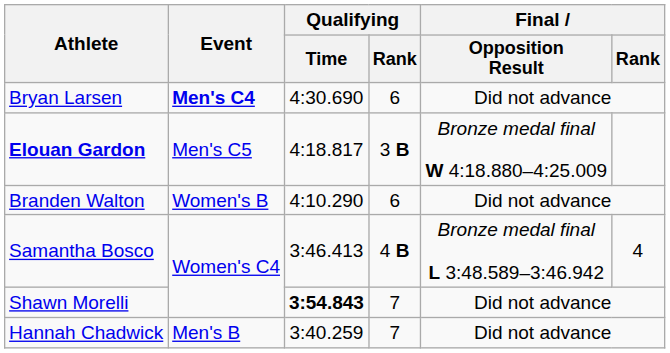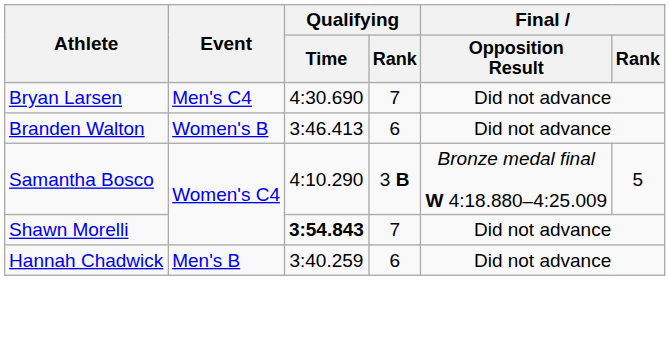(214, 98) bold -> (212, 98) normal
(395, 98) 6 -> (395, 98) 7
- row: (77, 149)
(326, 201) 4:10.290 -> (326, 128) 3:46.413
(326, 252) 3:46.413 -> (326, 179) 4:10.290
(395, 252) 4 B -> (395, 179) 3 B
(516, 252) Bronze medal final L 3:48.589–3:46.942 -> (516, 179) Bronze medal final W 4:18.880–4:25.009
(638, 252) 4 -> (638, 179) 5
(395, 333) 7 -> (395, 261) 6
